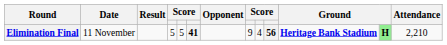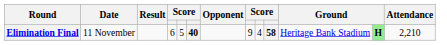(172, 32) 5 -> (172, 32) 6
(193, 32) 41 -> (193, 32) 40
(271, 32) 56 -> (271, 32) 58
(329, 32) bold -> (325, 32) normal
